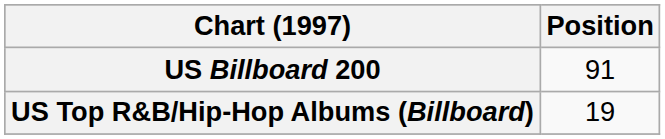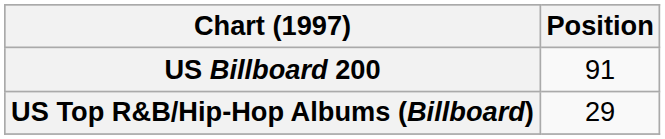(600, 112) 19 -> (600, 112) 29
